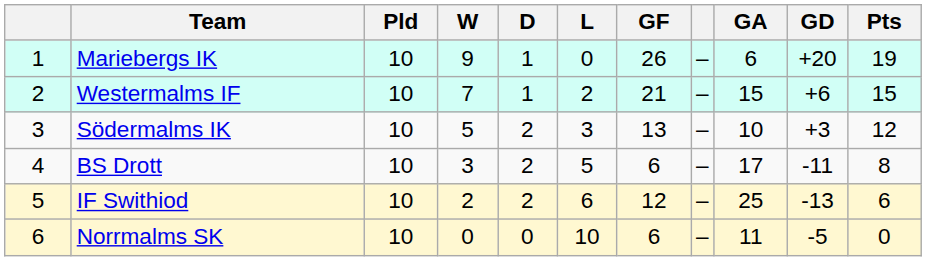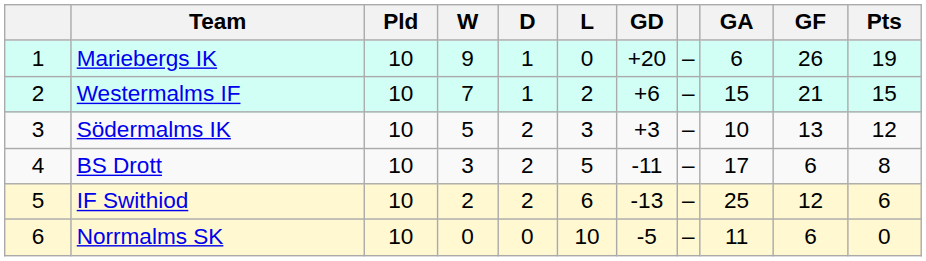columns swapped: (654, 22) <-> (818, 22)
